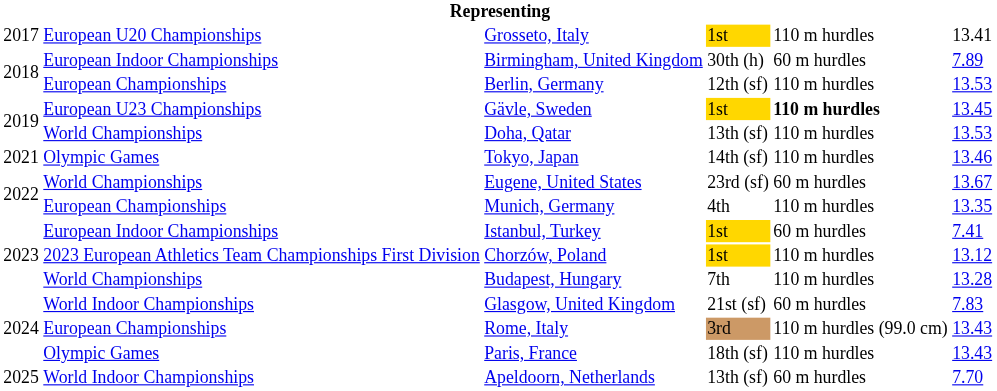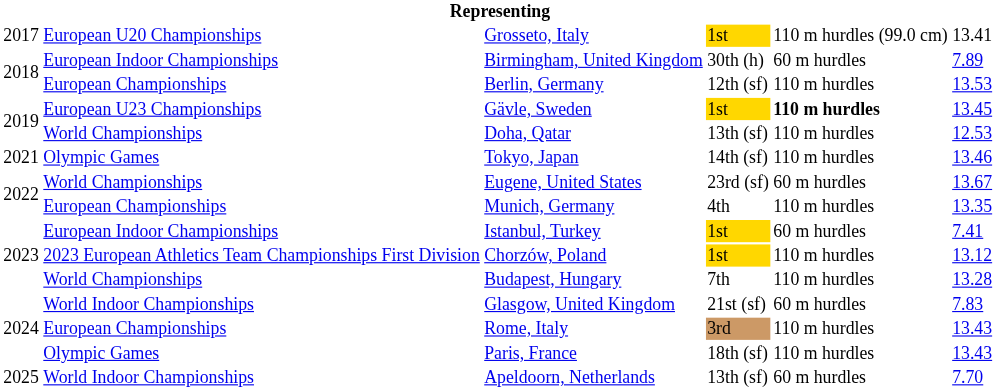(824, 35) 110 m hurdles -> (861, 35) 110 m hurdles (99.0 cm)
(972, 133) 13.53 -> (972, 133) 12.53
(861, 328) 110 m hurdles (99.0 cm) -> (824, 328) 110 m hurdles
